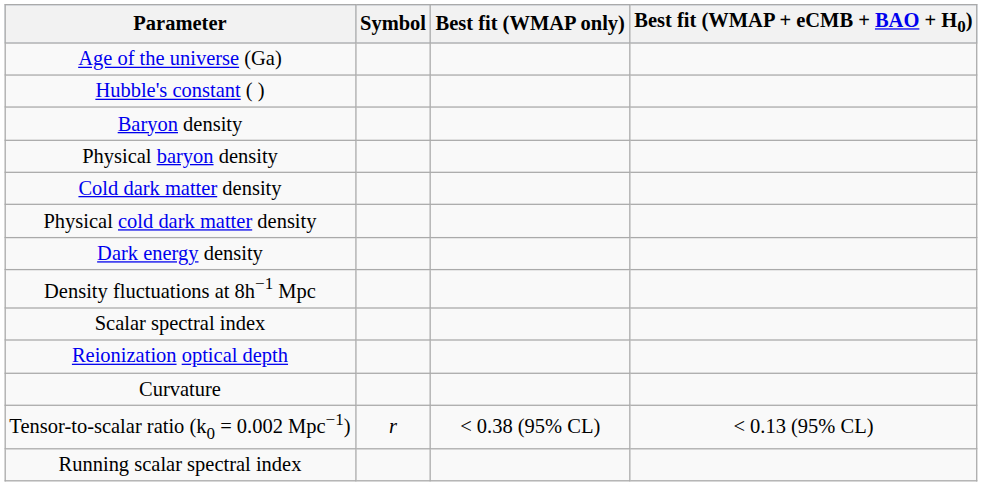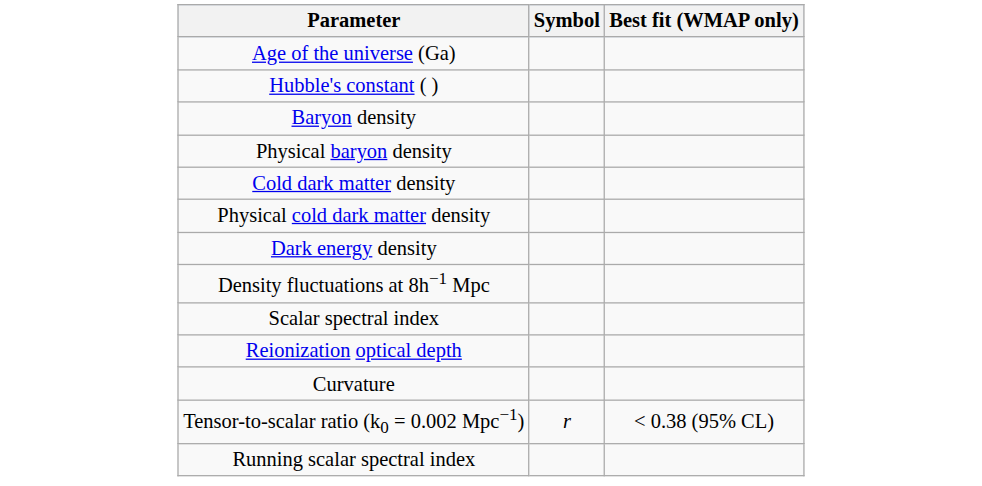- column: (803, 23)
